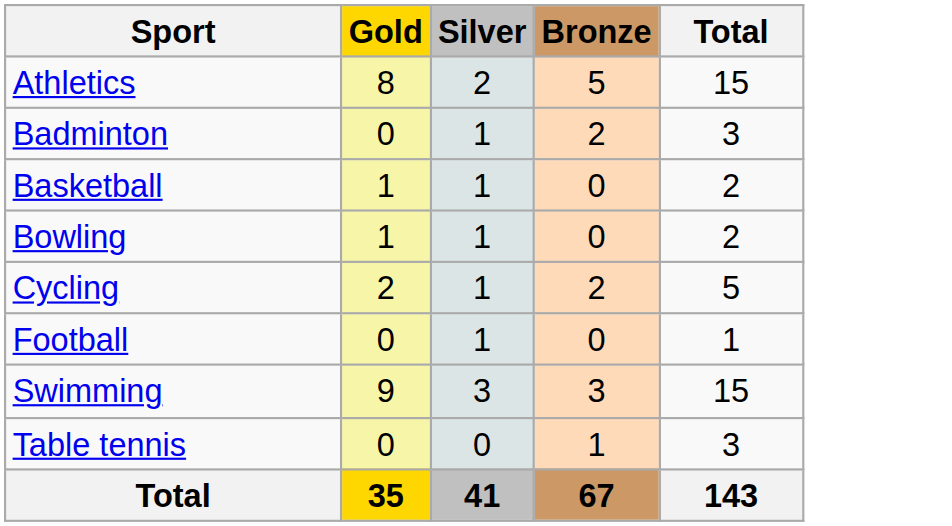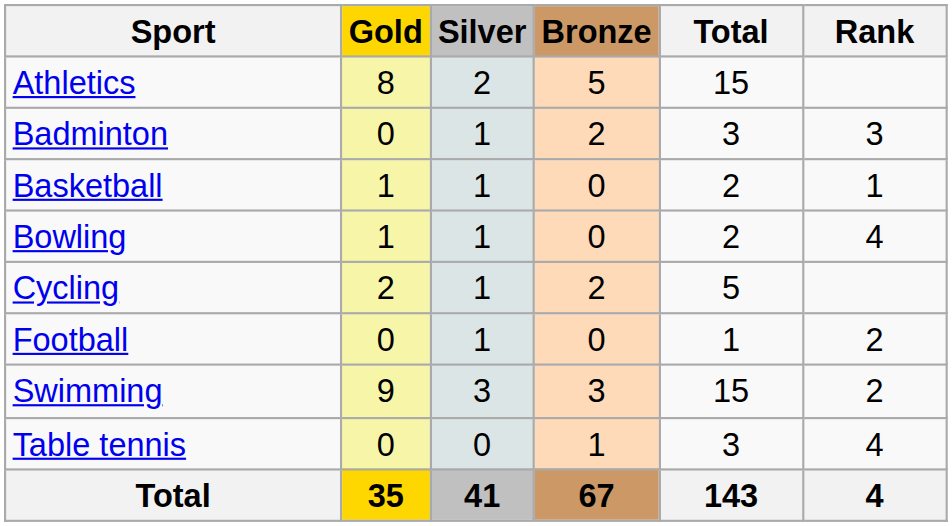+ column: (875, 31)
